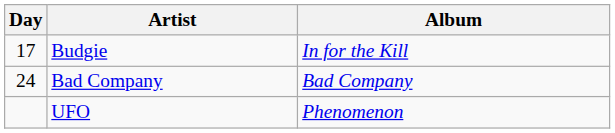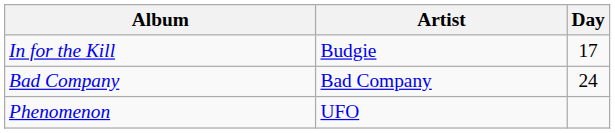columns swapped: (26, 19) <-> (454, 19)
